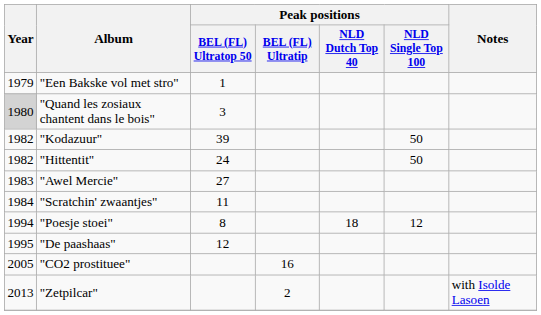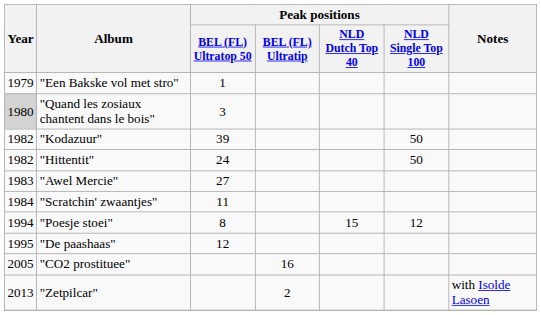(352, 222) 18 -> (352, 222) 15
